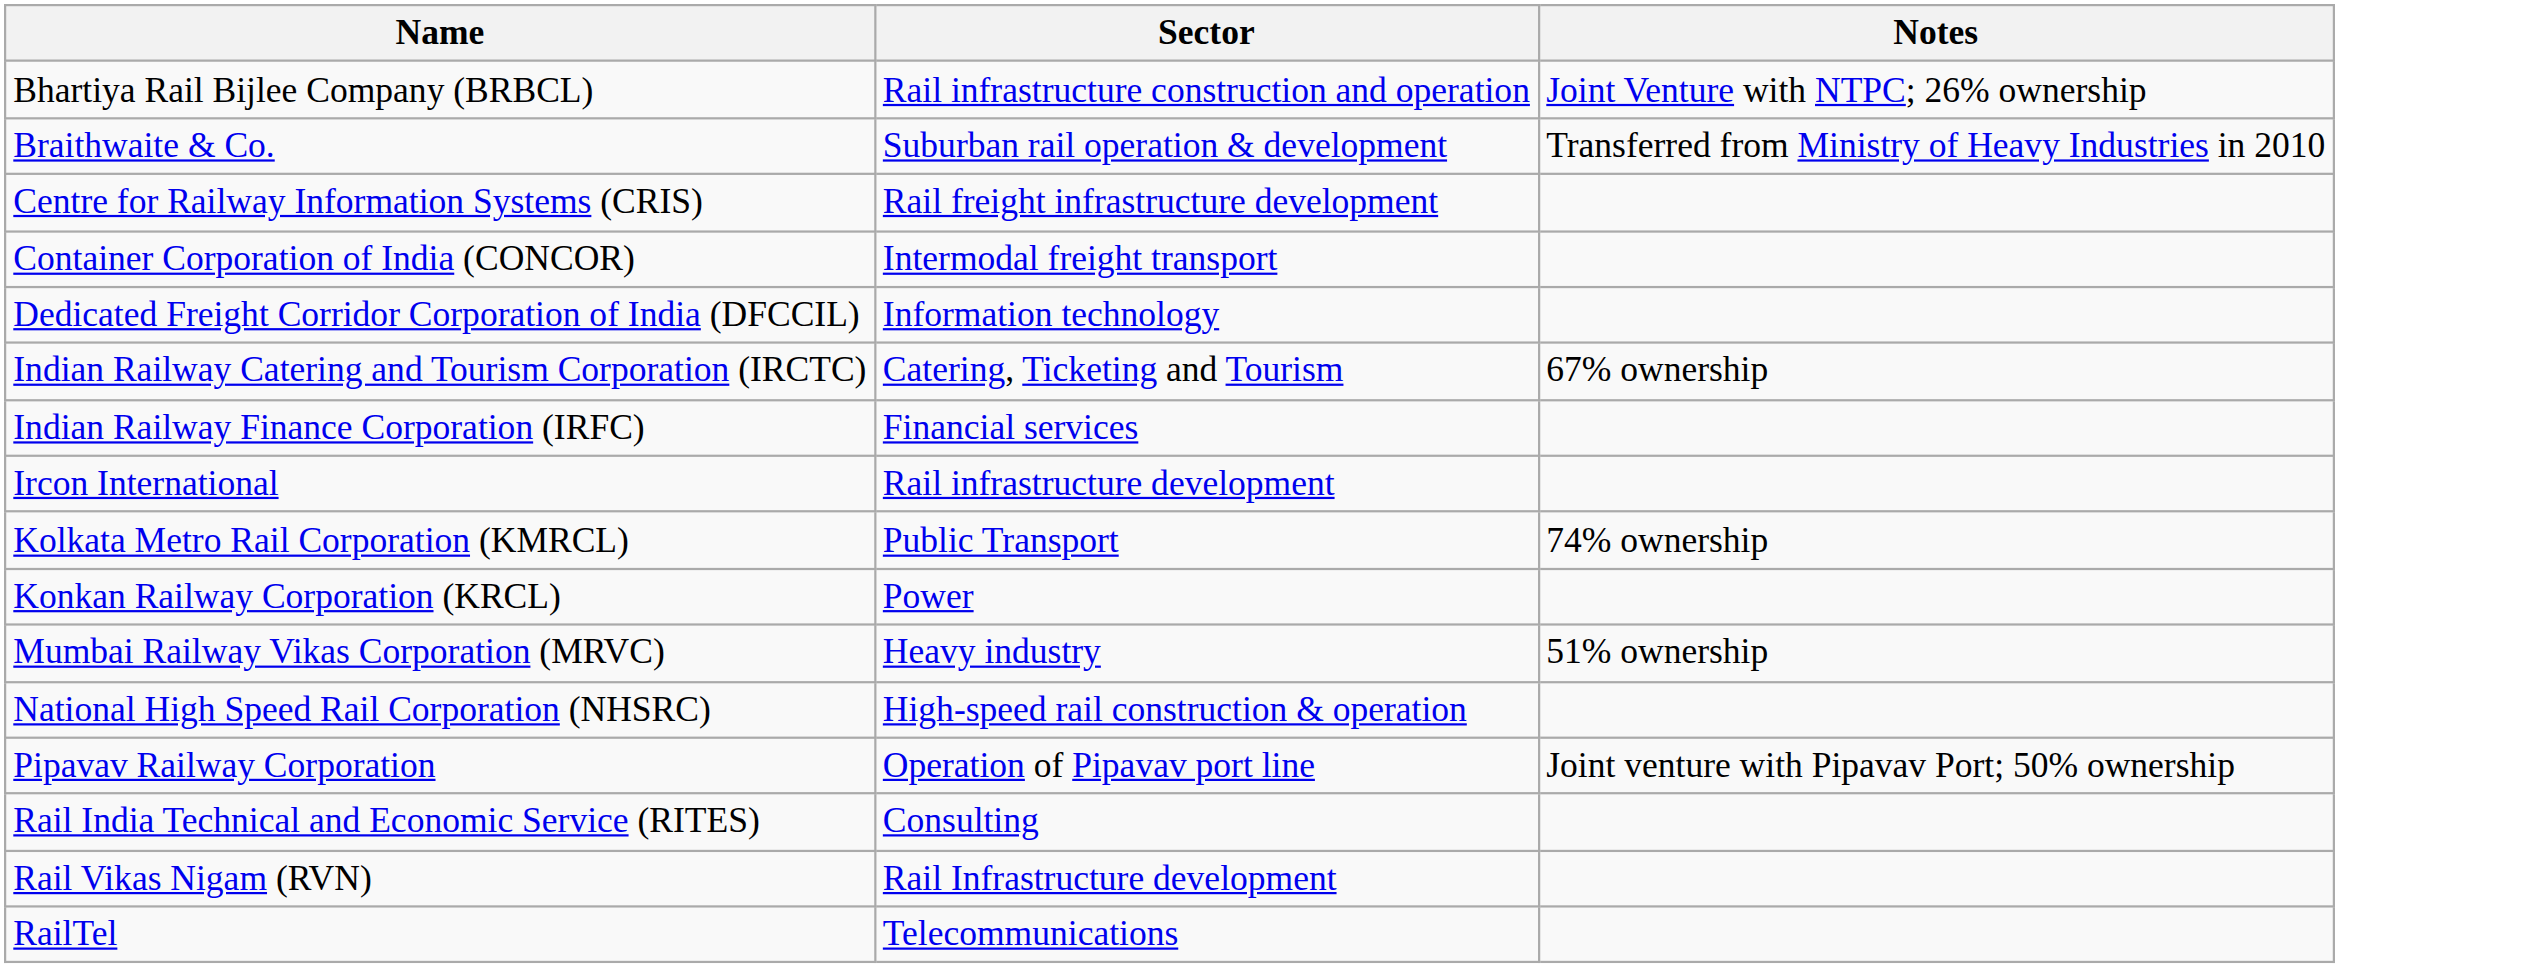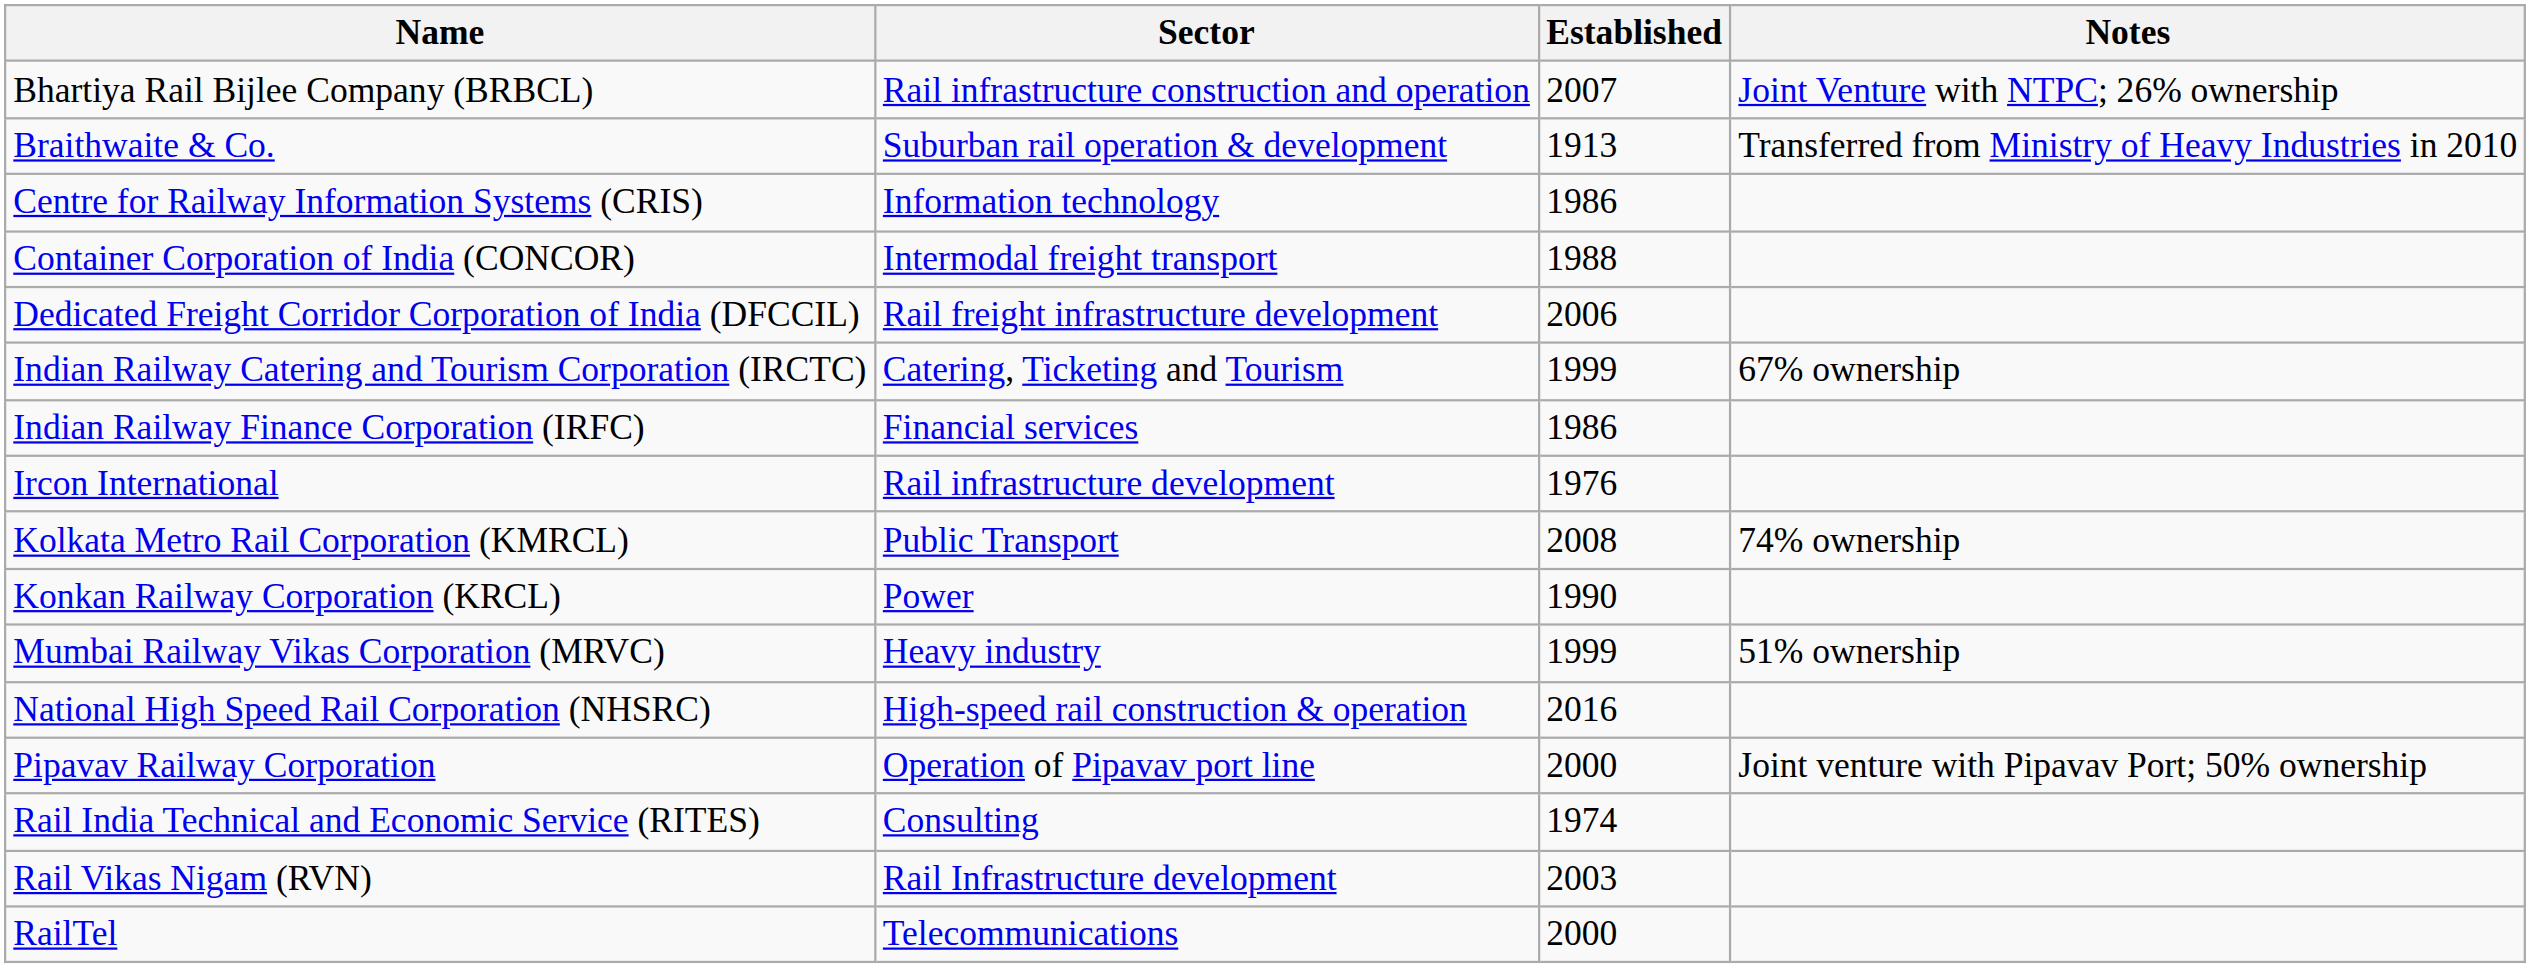+ column: (1634, 32)
(1160, 201) Rail freight infrastructure development -> (1051, 201) Information technology
(1051, 314) Information technology -> (1160, 314) Rail freight infrastructure development
